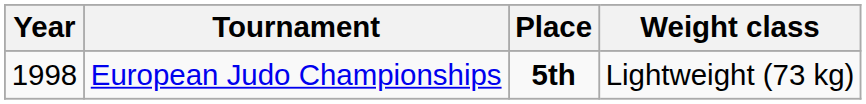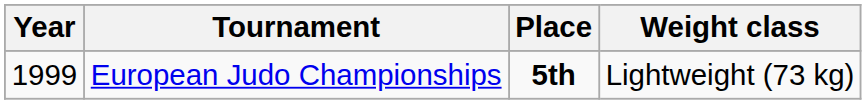(44, 74) 1998 -> (44, 74) 1999
